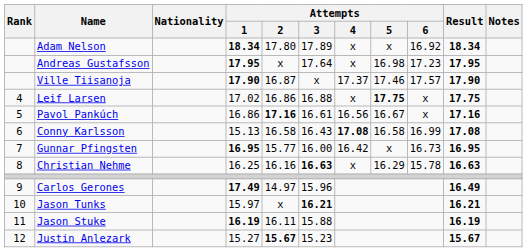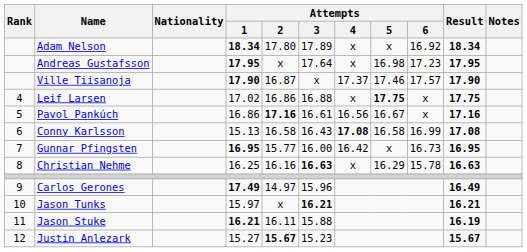(244, 221) 16.19 -> (244, 221) 16.21
